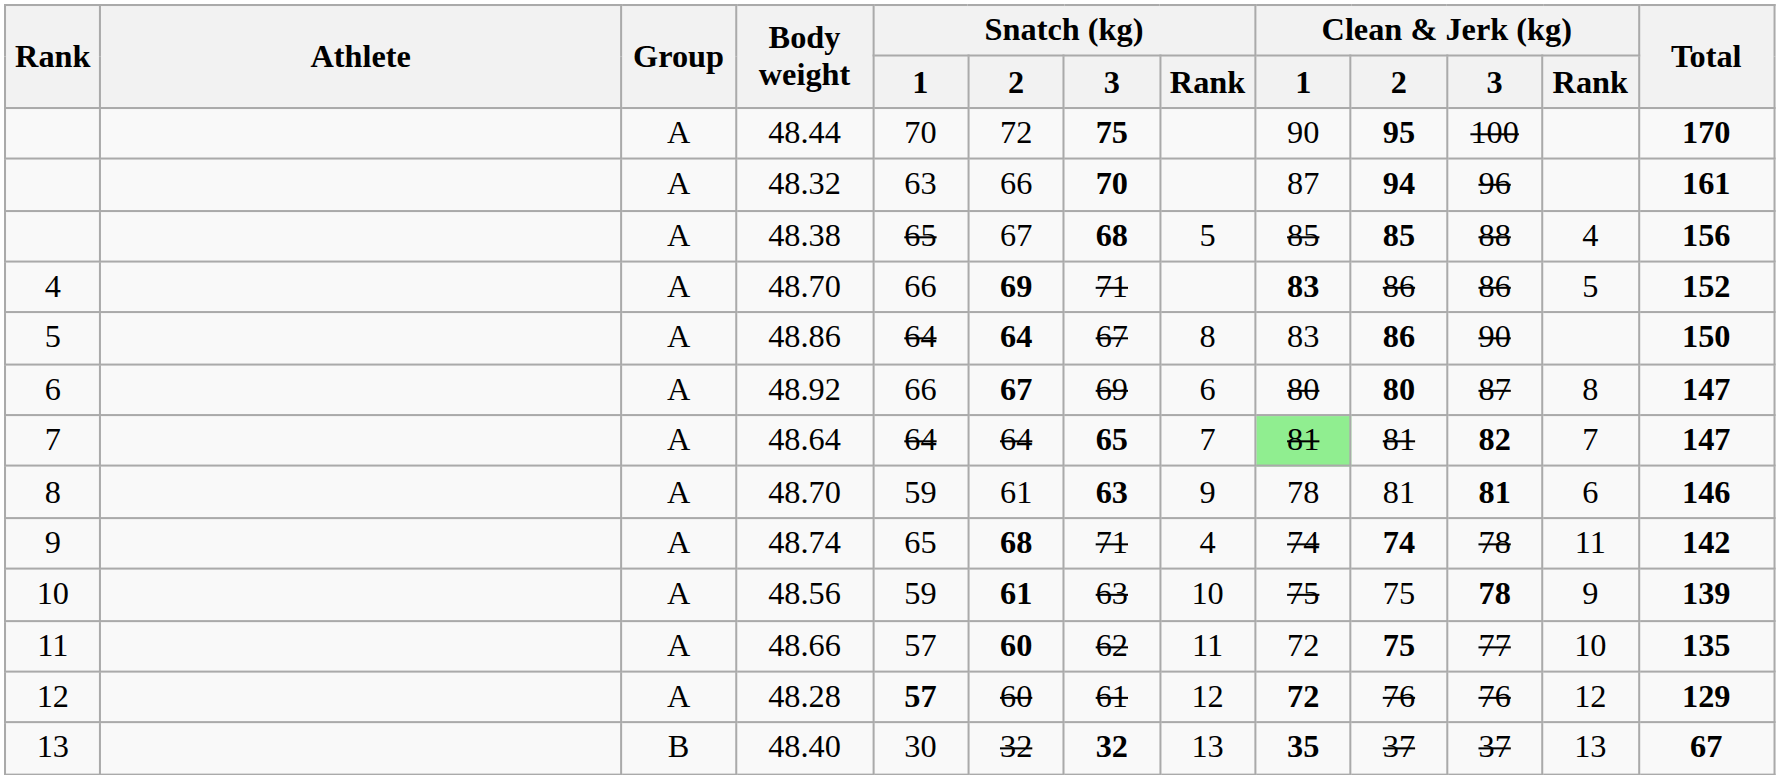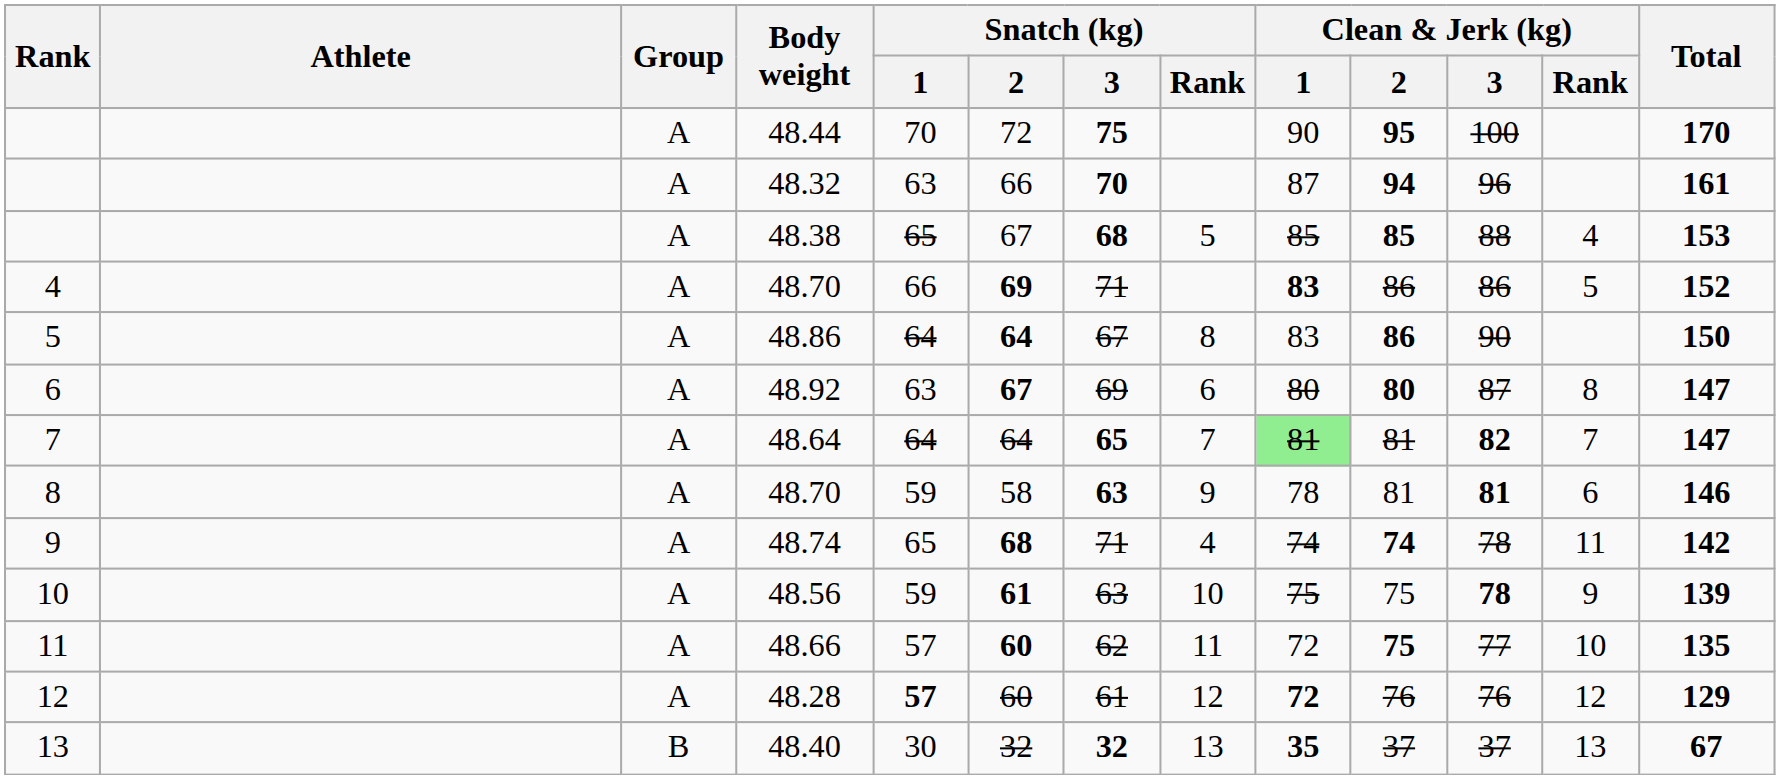(1706, 235) 156 -> (1706, 235) 153
(920, 388) 66 -> (920, 388) 63
(1016, 491) 61 -> (1016, 491) 58
